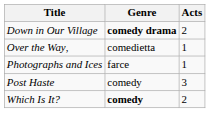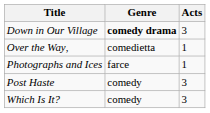(184, 30) 2 -> (184, 30) 3
(125, 99) bold -> (125, 99) normal
(184, 99) 2 -> (184, 99) 3
